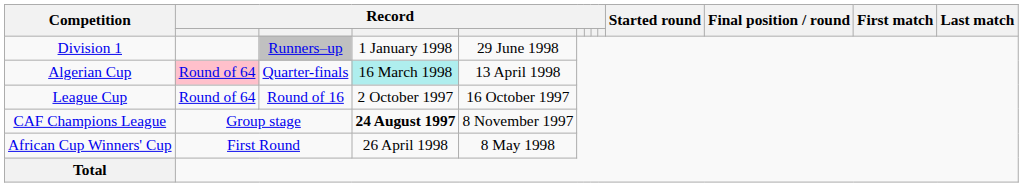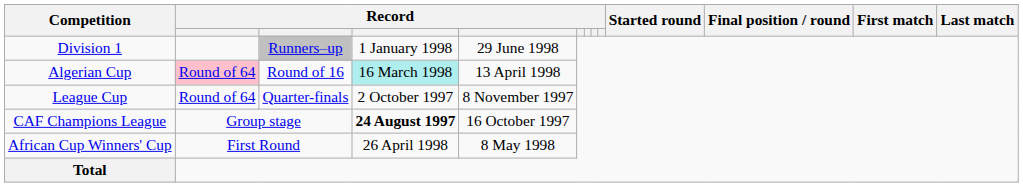(305, 72) Quarter-finals -> (305, 72) Round of 16
(305, 96) Round of 16 -> (305, 96) Quarter-finals
(518, 96) 16 October 1997 -> (518, 96) 8 November 1997
(518, 121) 8 November 1997 -> (518, 121) 16 October 1997
